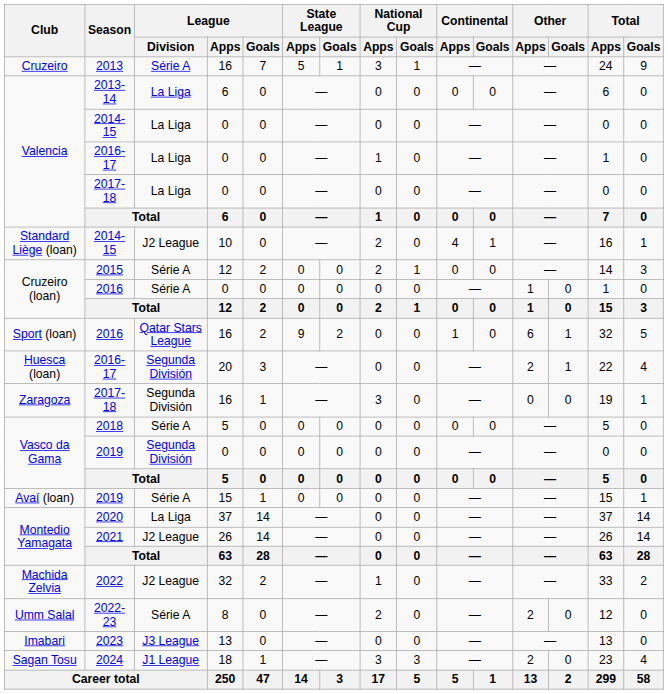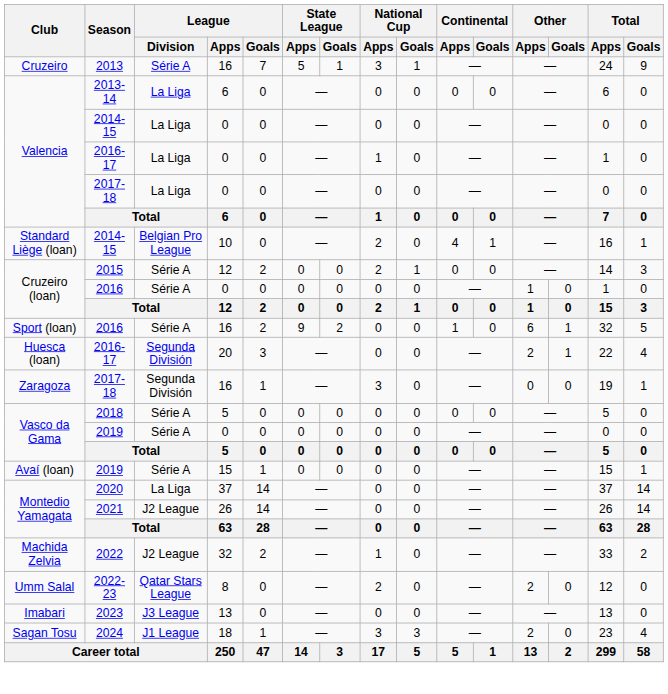(171, 243) J2 League -> (171, 243) Belgian Pro League
(171, 334) Qatar Stars League -> (171, 327) Série A
(171, 452) Segunda División -> (171, 432) Série A
(171, 615) Série A -> (171, 587) Qatar Stars League
